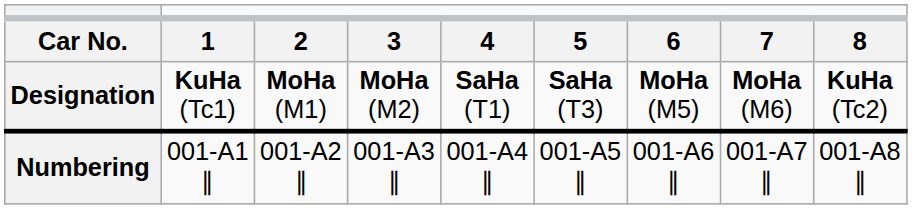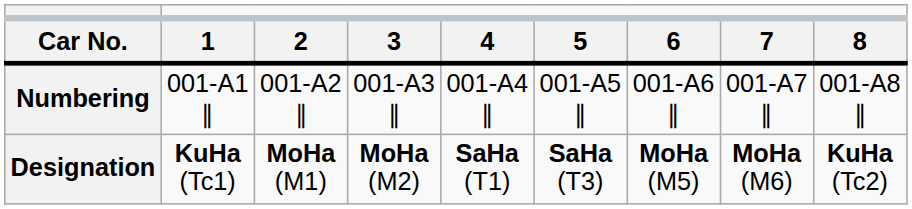rows swapped: (83, 95) <-> (83, 167)
